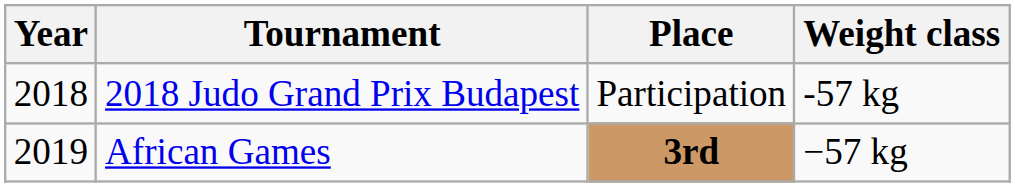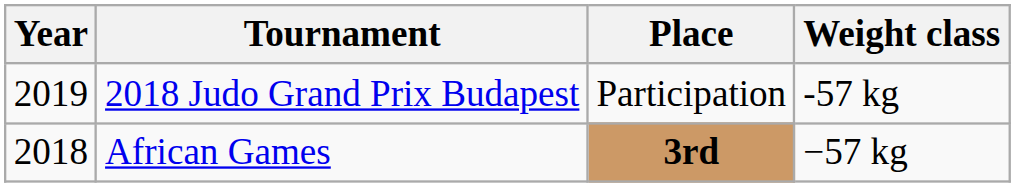(51, 92) 2018 -> (51, 92) 2019
(51, 151) 2019 -> (51, 151) 2018
